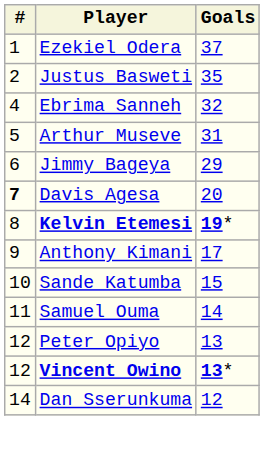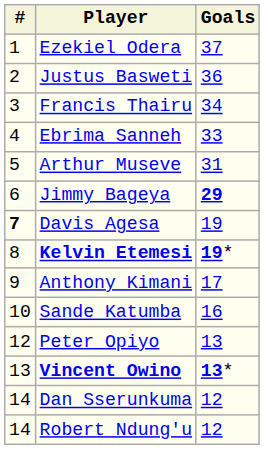(212, 78) 35 -> (212, 78) 36
+ row: (116, 108)
(212, 108) 32 -> (212, 137) 33
(212, 166) normal -> (212, 196) bold
(212, 196) 20 -> (212, 225) 19
(212, 284) 15 -> (212, 313) 16
- row: (100, 313)
(20, 371) 12 -> (20, 371) 13
+ row: (116, 430)
